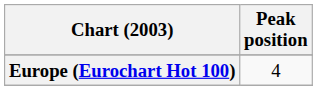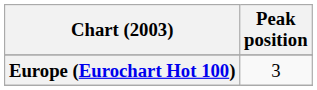(276, 70) 4 -> (276, 70) 3
